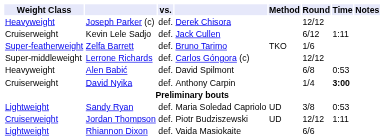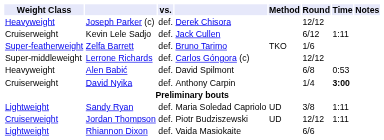(341, 107) 0:53 -> (341, 107) 1:11
